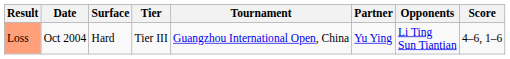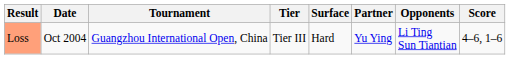columns swapped: (261, 13) <-> (110, 13)
